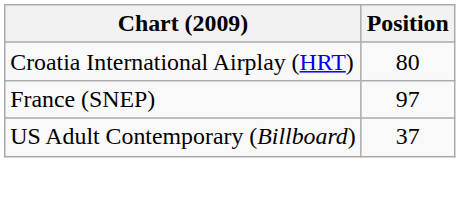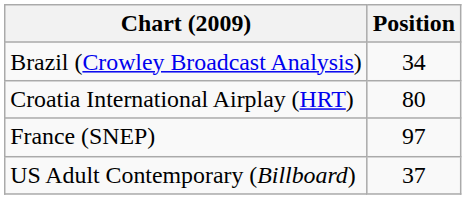+ row: (186, 61)
